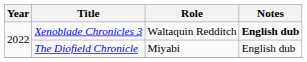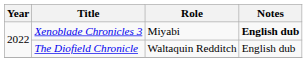(192, 31) Waltaquin Redditch -> (164, 31) Miyabi
(164, 48) Miyabi -> (192, 48) Waltaquin Redditch
